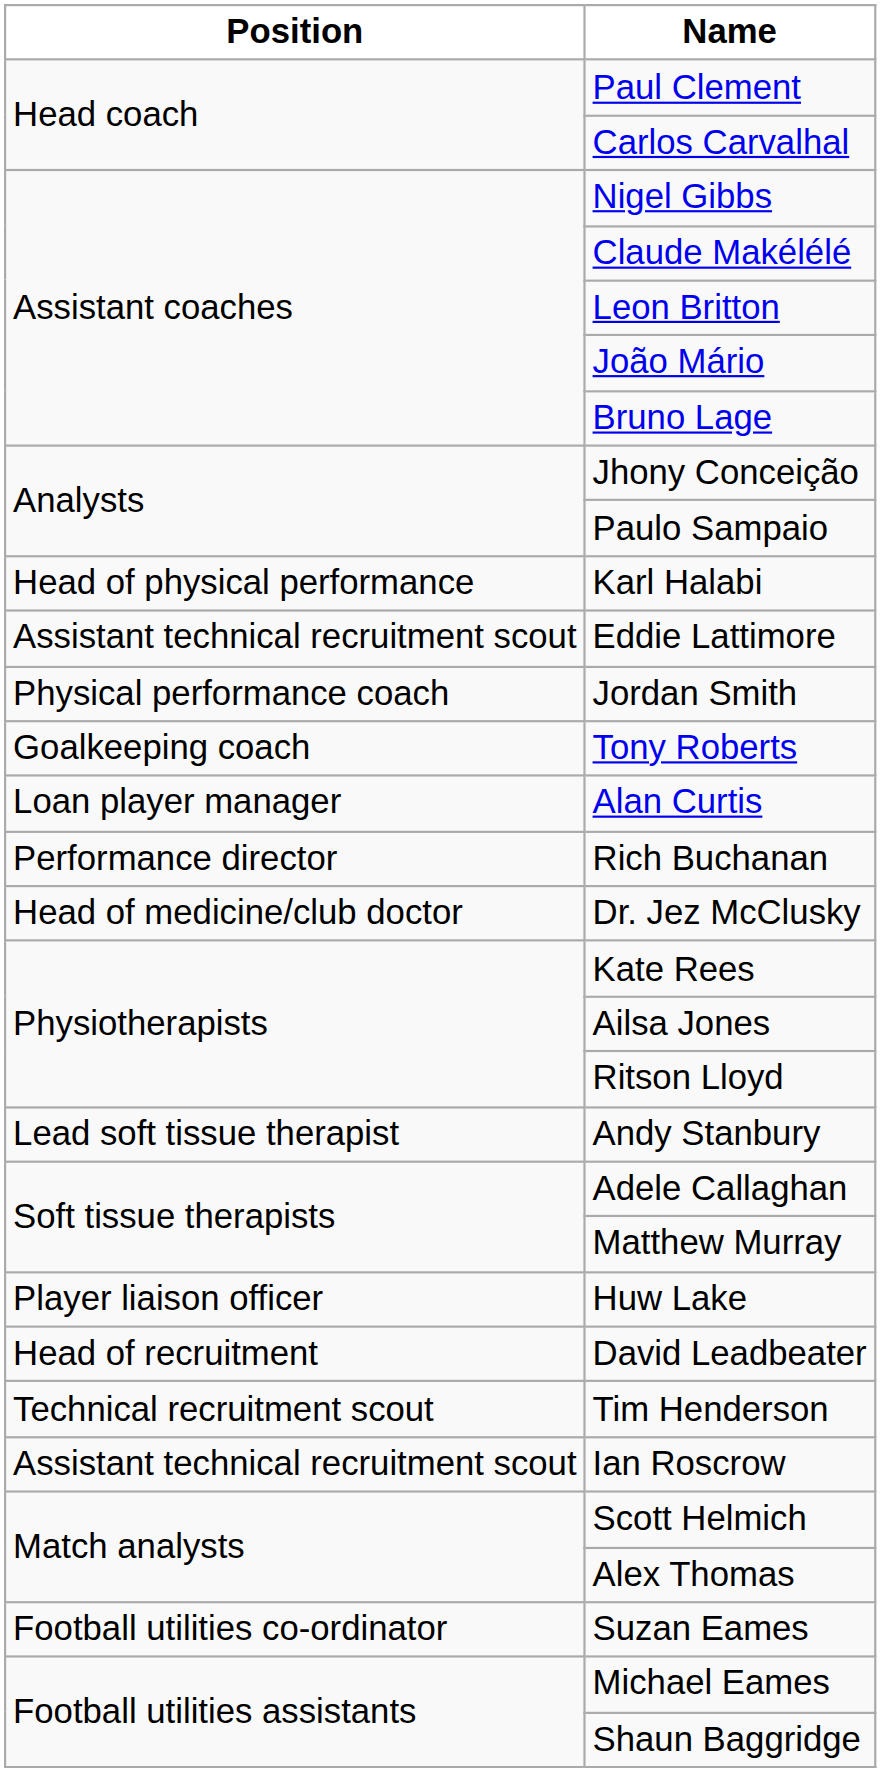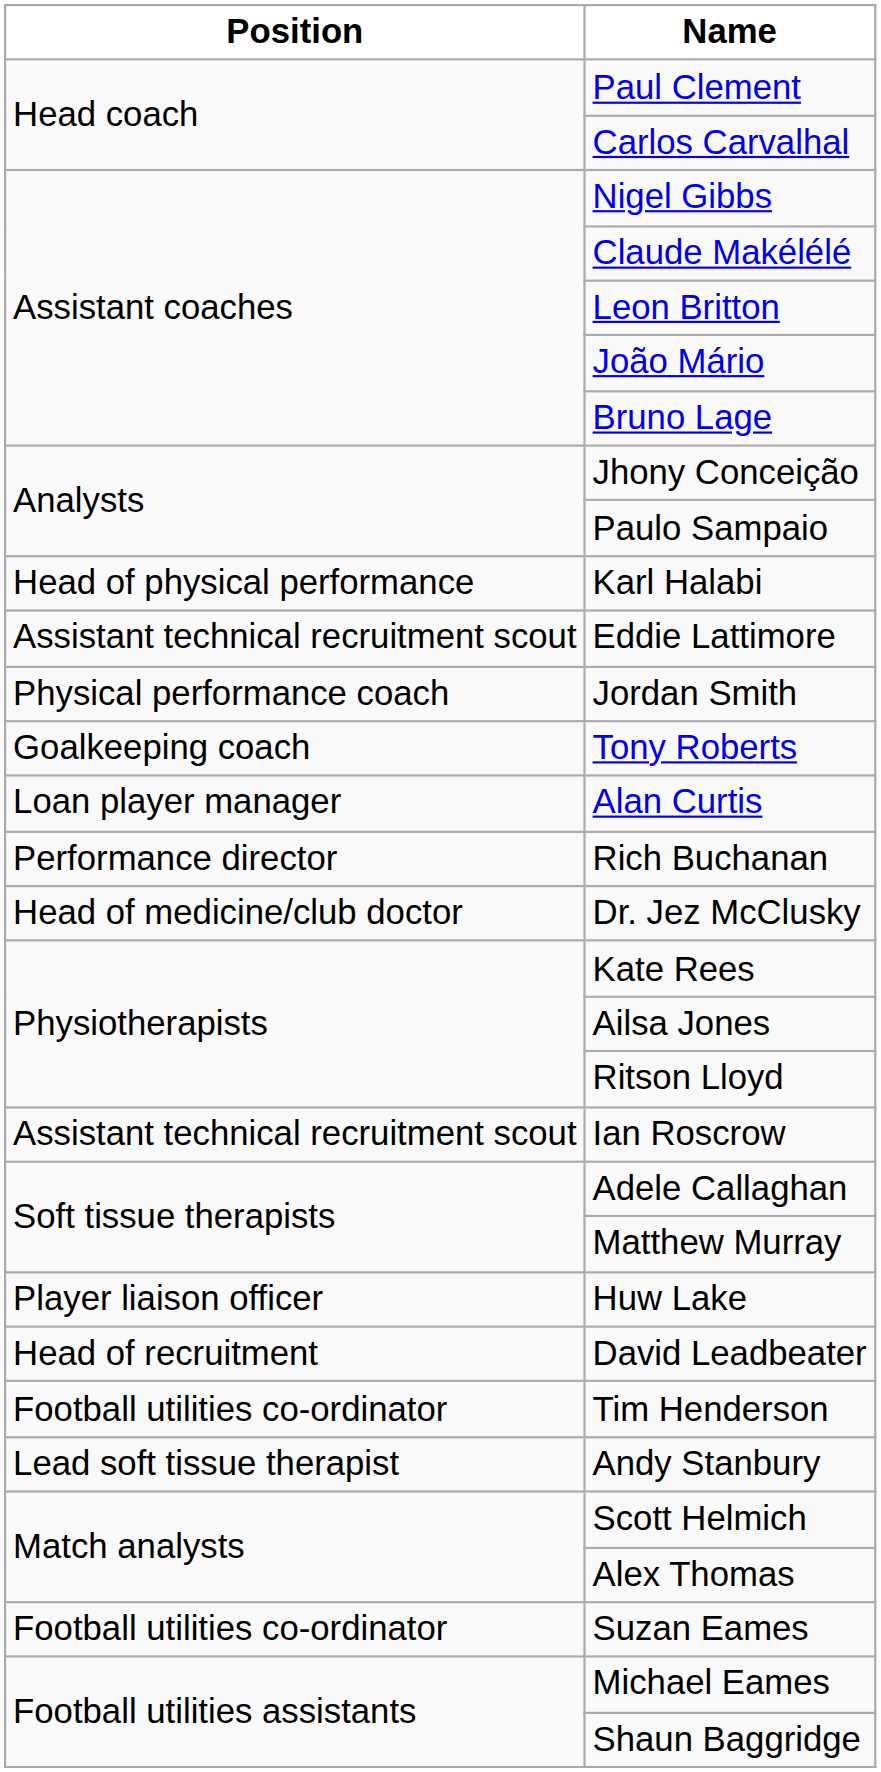rows swapped: (706, 1133) <-> (689, 1463)
(223, 1408) Technical recruitment scout -> (230, 1408) Football utilities co-ordinator
